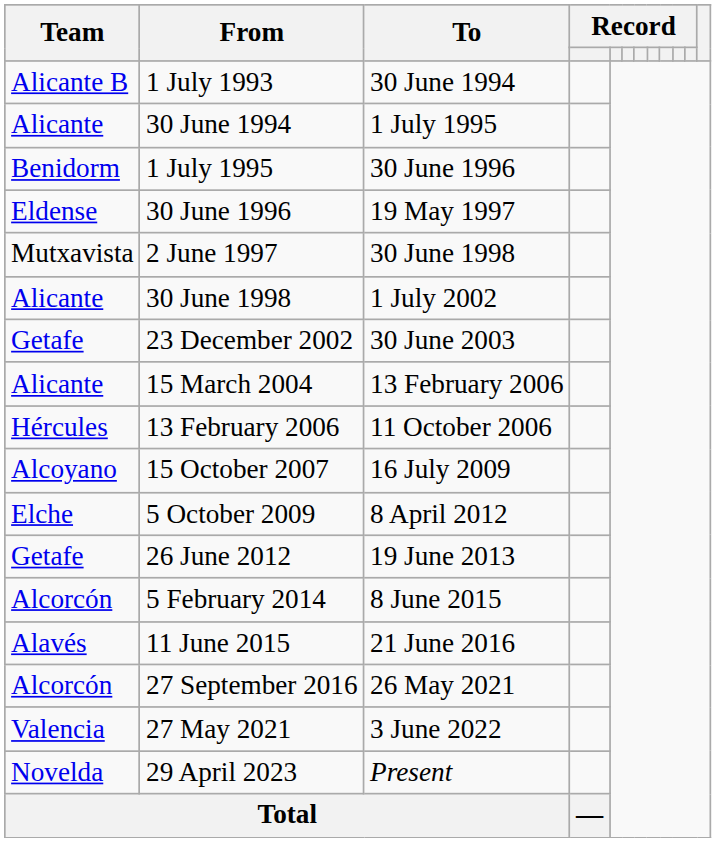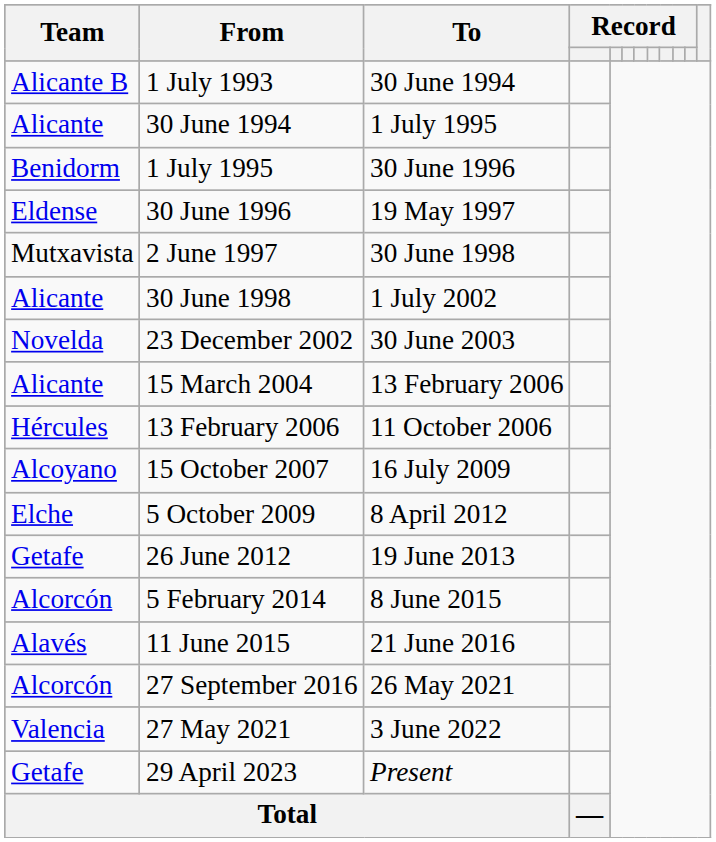(47, 340) Getafe -> (57, 340) Novelda
(57, 771) Novelda -> (47, 771) Getafe
